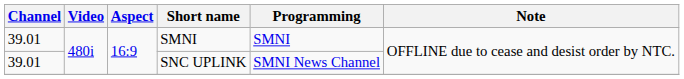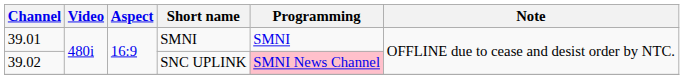(24, 62) 39.01 -> (24, 62) 39.02
(317, 62) no background -> (317, 62) pink background
